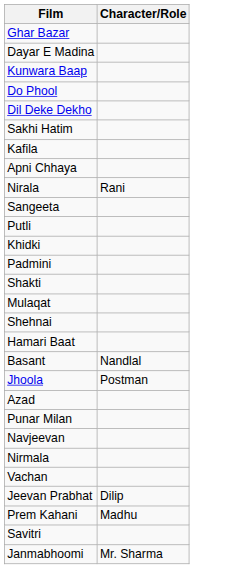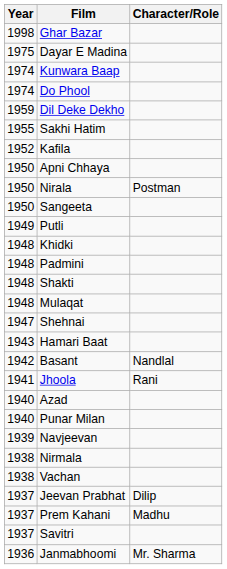+ column: (21, 14)
(112, 187) Rani -> (157, 187) Postman
(124, 380) Postman -> (145, 380) Rani
